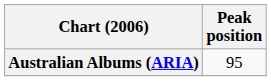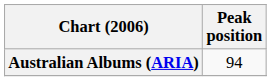(234, 62) 95 -> (234, 62) 94
